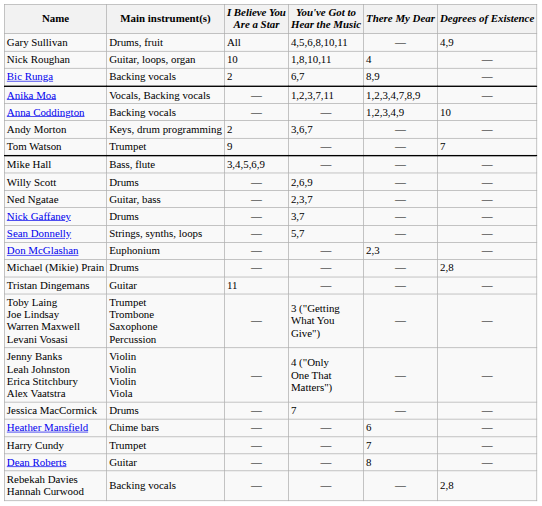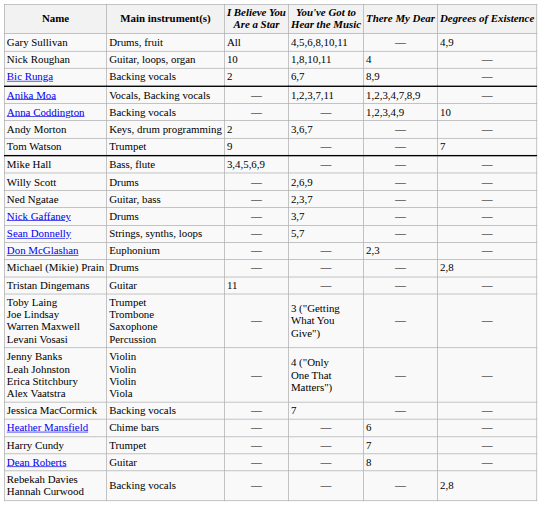(124, 410) Drums -> (143, 410) Backing vocals
